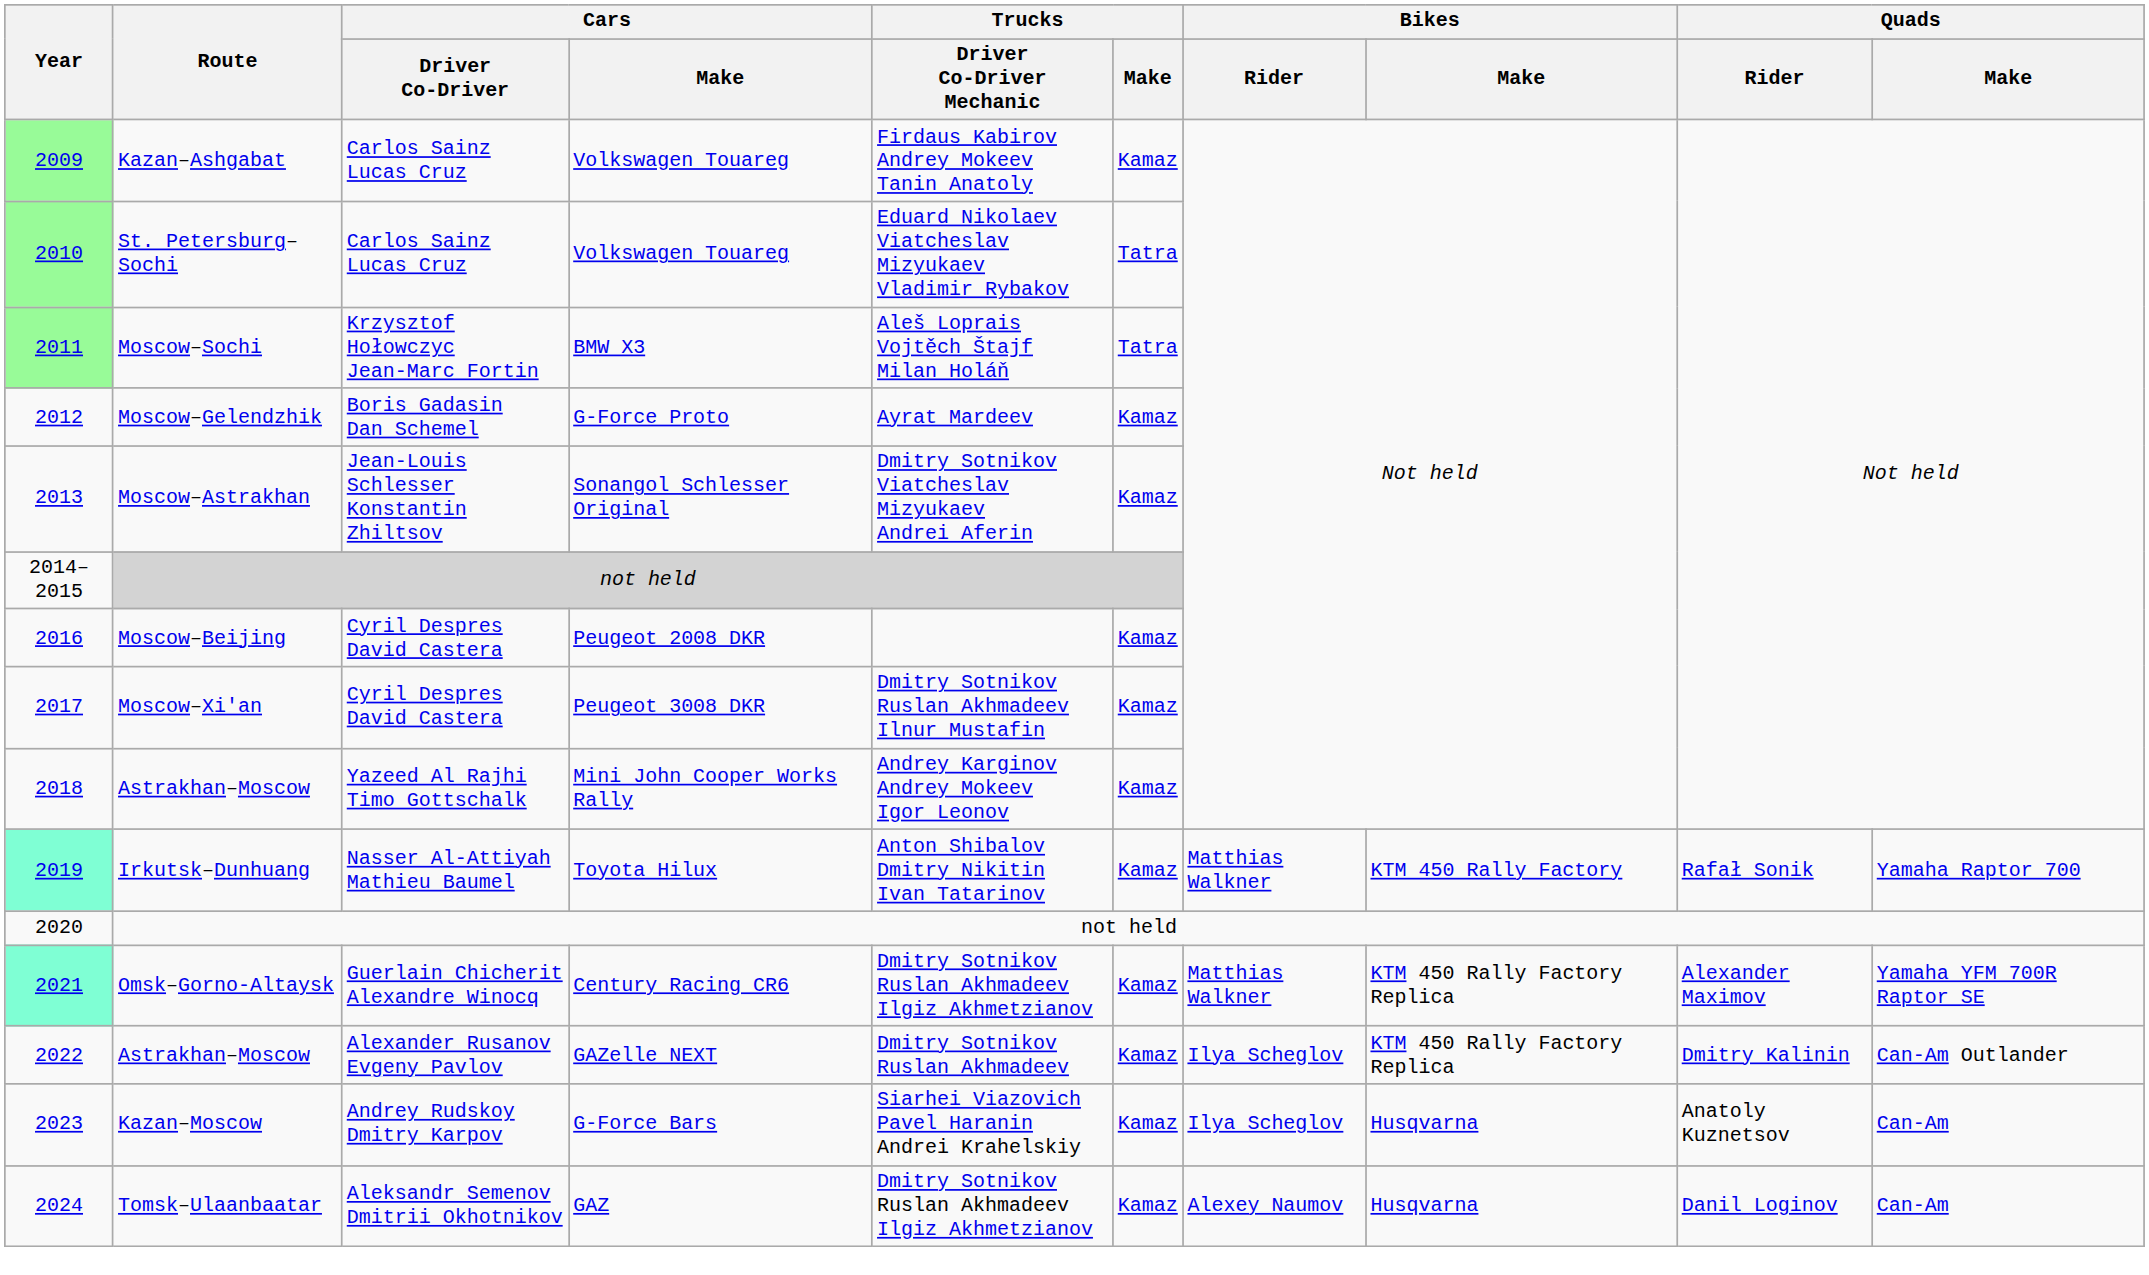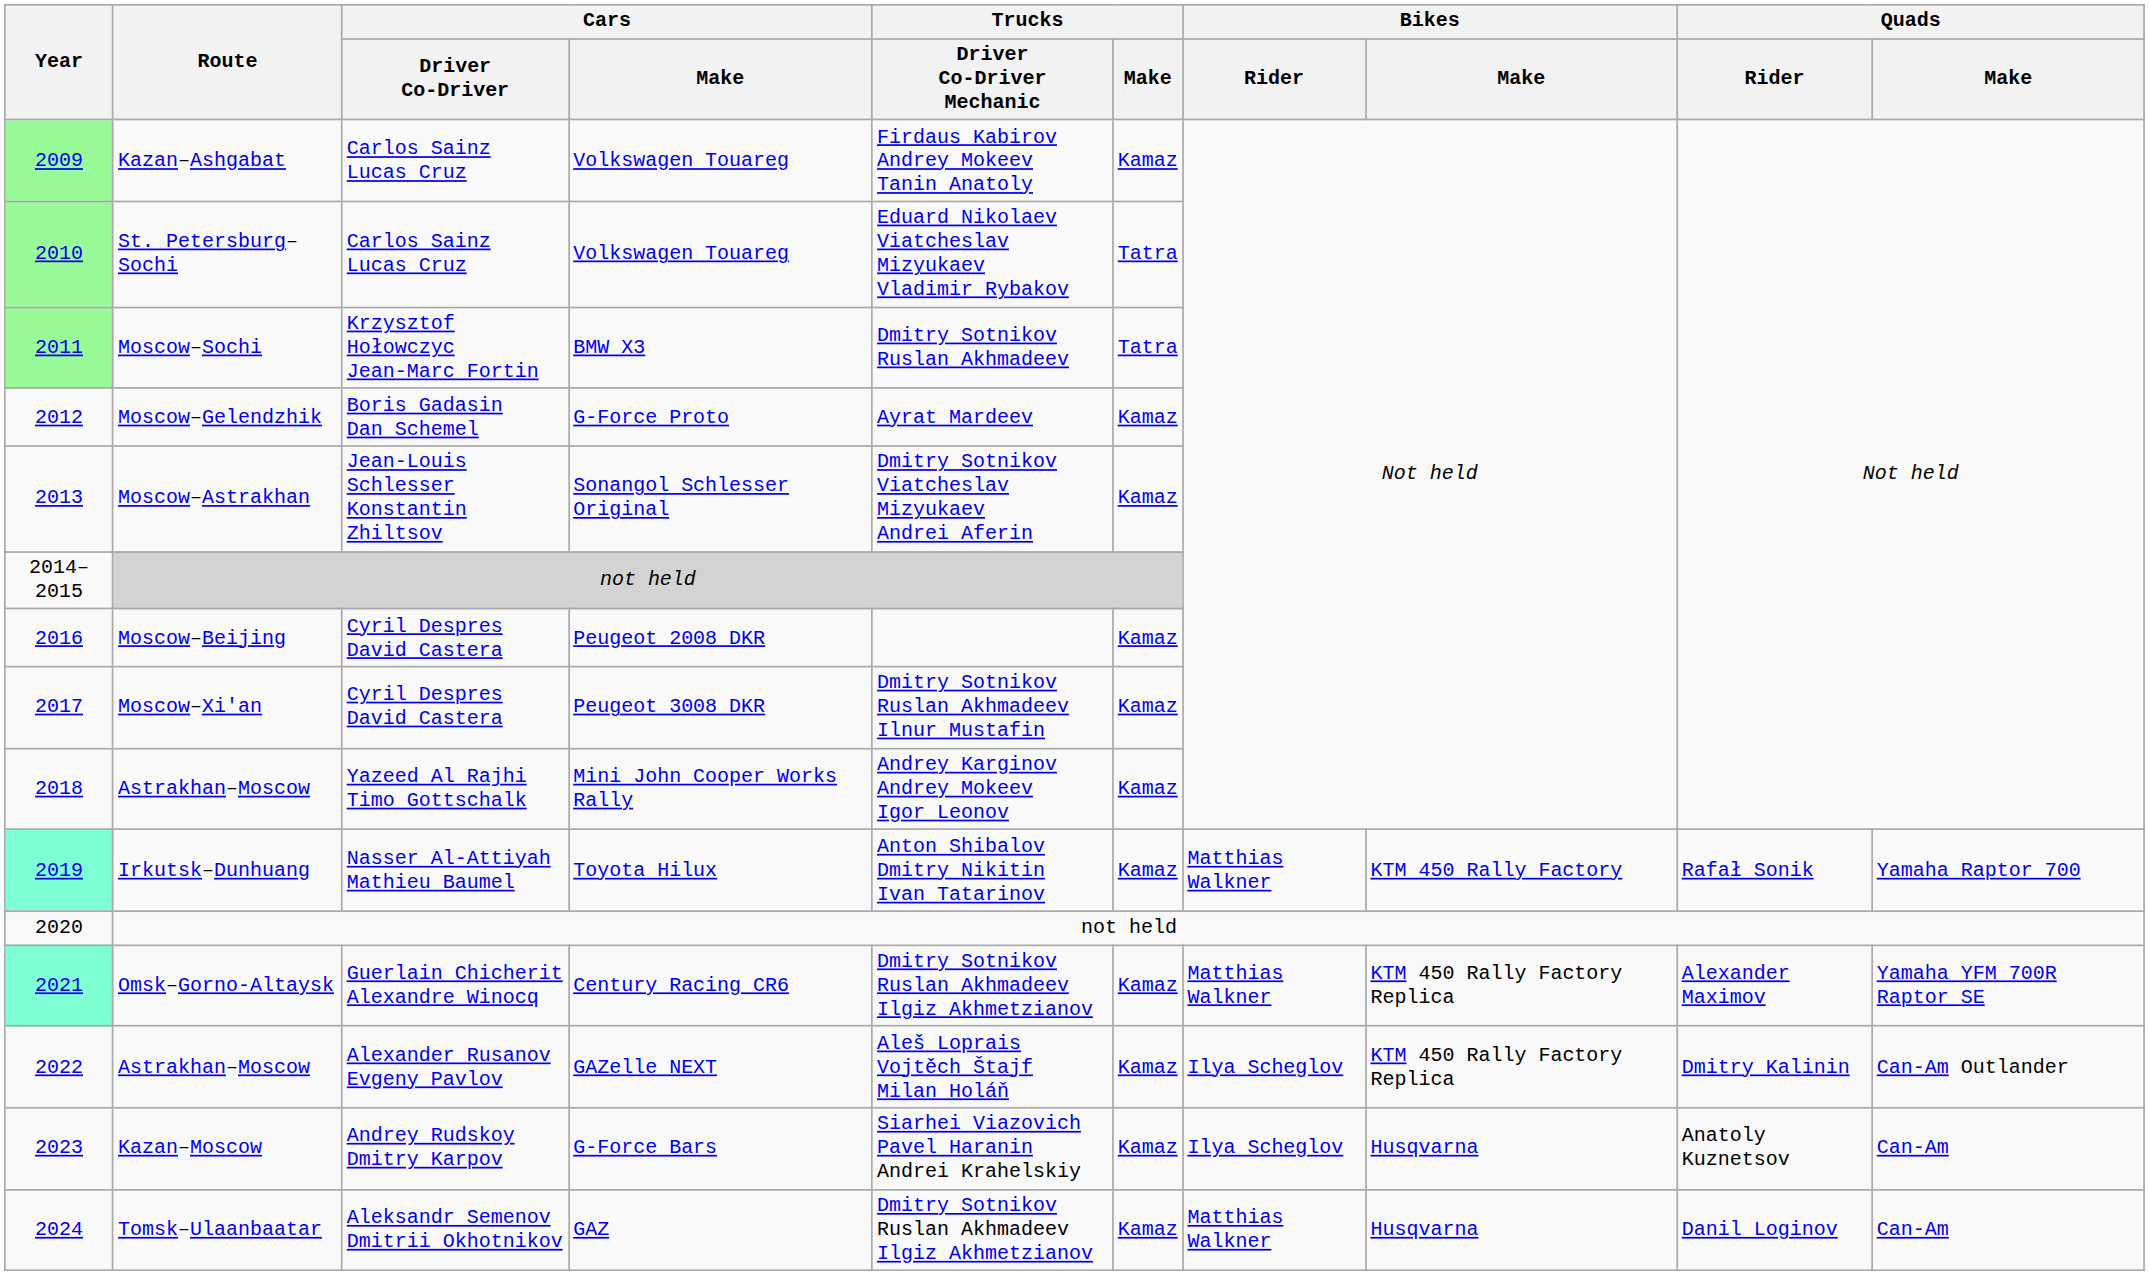(955, 347) Aleš Loprais Vojtěch Štajf Milan Holáň -> (973, 347) Dmitry Sotnikov Ruslan Akhmadeev
(973, 1055) Dmitry Sotnikov Ruslan Akhmadeev -> (955, 1066) Aleš Loprais Vojtěch Štajf Milan Holáň
(1265, 1206) Alexey Naumov -> (1235, 1229) Matthias Walkner
